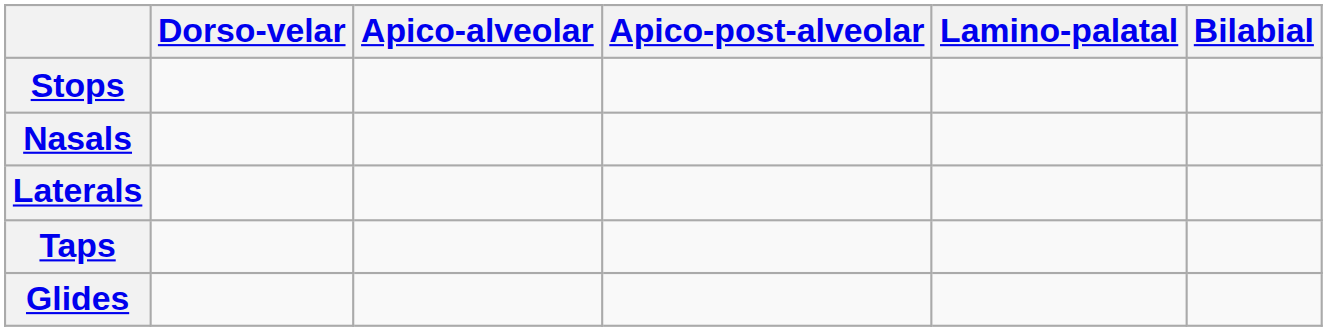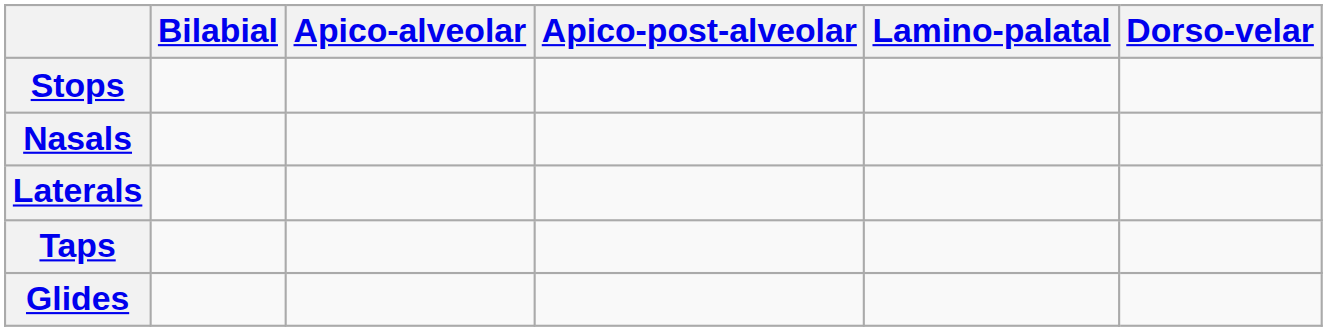columns swapped: (1254, 31) <-> (252, 31)
